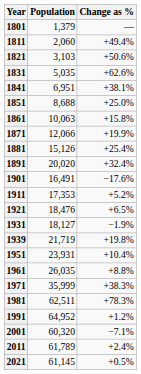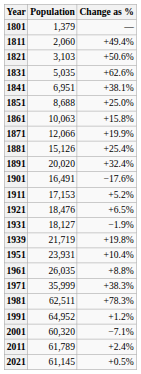(62, 194) 17,353 -> (62, 194) 17,153
